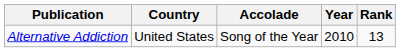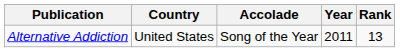(339, 36) 2010 -> (339, 36) 2011
